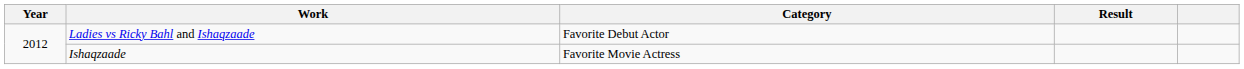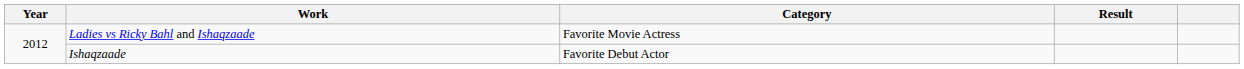(616, 34) Favorite Debut Actor -> (621, 34) Favorite Movie Actress
(621, 53) Favorite Movie Actress -> (616, 53) Favorite Debut Actor
